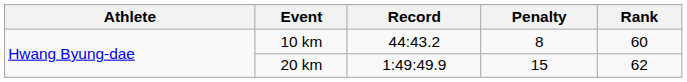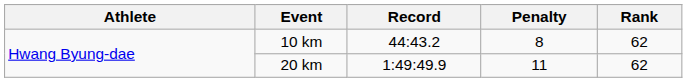(639, 41) 60 -> (639, 41) 62
(539, 66) 15 -> (539, 66) 11
